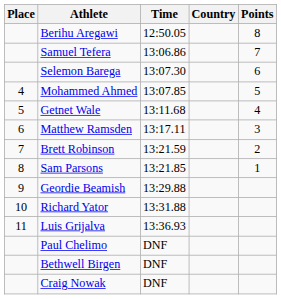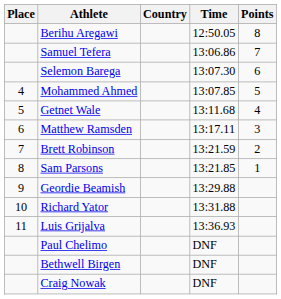columns swapped: (213, 14) <-> (164, 14)
